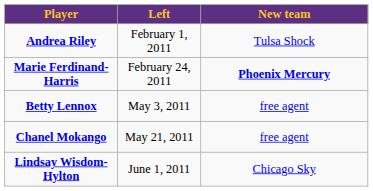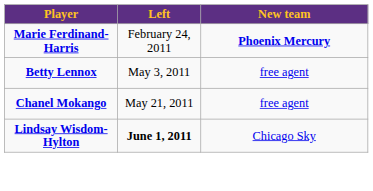- row: (61, 40)
(159, 169) normal -> (159, 135) bold
